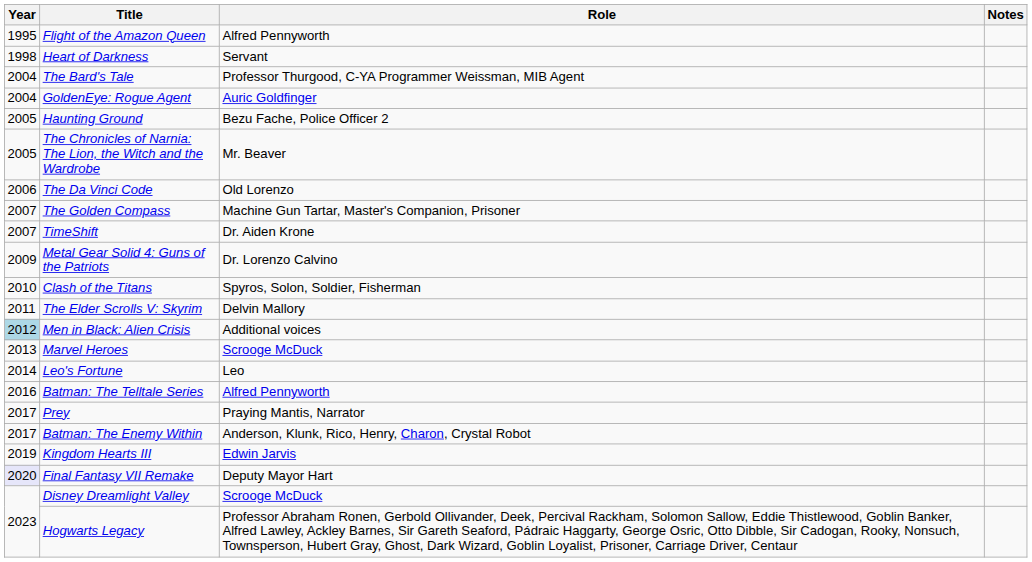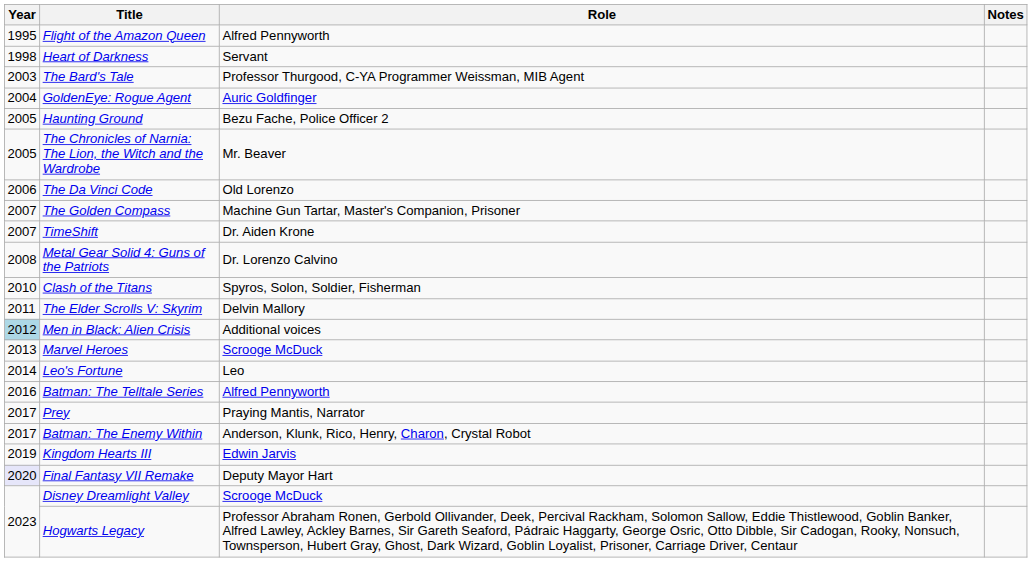(22, 77) 2004 -> (22, 77) 2003
(22, 259) 2009 -> (22, 259) 2008
